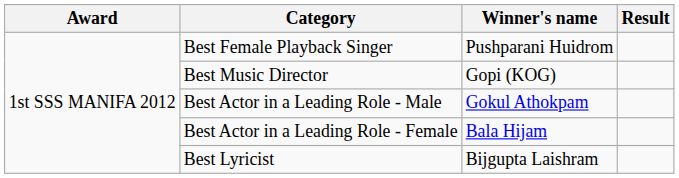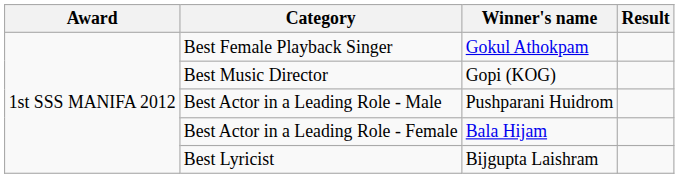(539, 46) Pushparani Huidrom -> (527, 46) Gokul Athokpam
(527, 103) Gokul Athokpam -> (539, 103) Pushparani Huidrom
